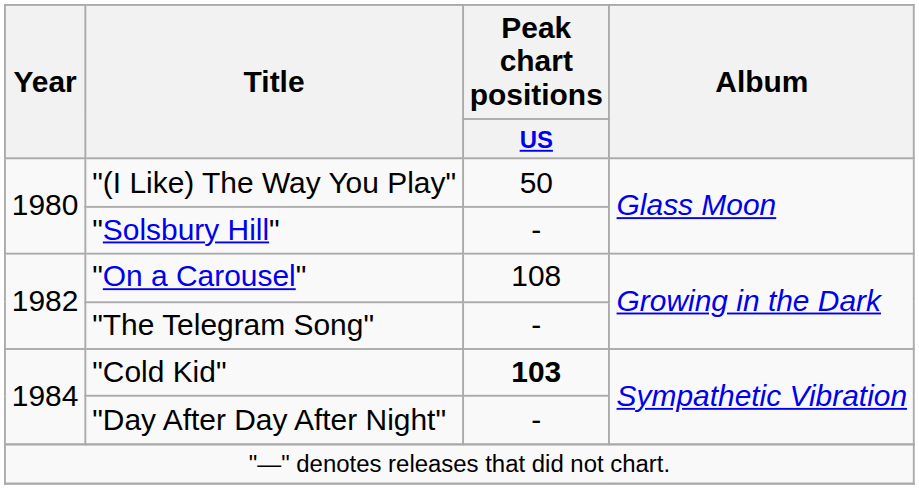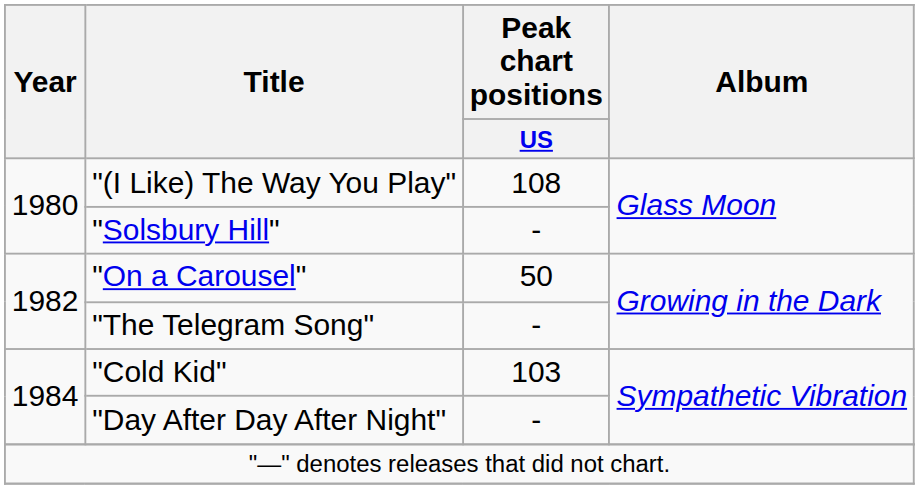(536, 182) 50 -> (536, 182) 108
(536, 277) 108 -> (536, 277) 50
(536, 372) bold -> (536, 372) normal
